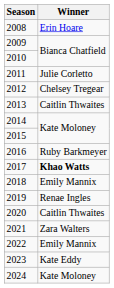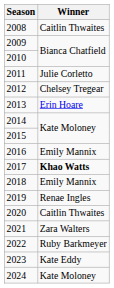(61, 27) Erin Hoare -> (72, 27) Caitlin Thwaites
(72, 105) Caitlin Thwaites -> (61, 105) Erin Hoare
(73, 151) Ruby Barkmeyer -> (68, 151) Emily Mannix
(68, 244) Emily Mannix -> (73, 244) Ruby Barkmeyer
